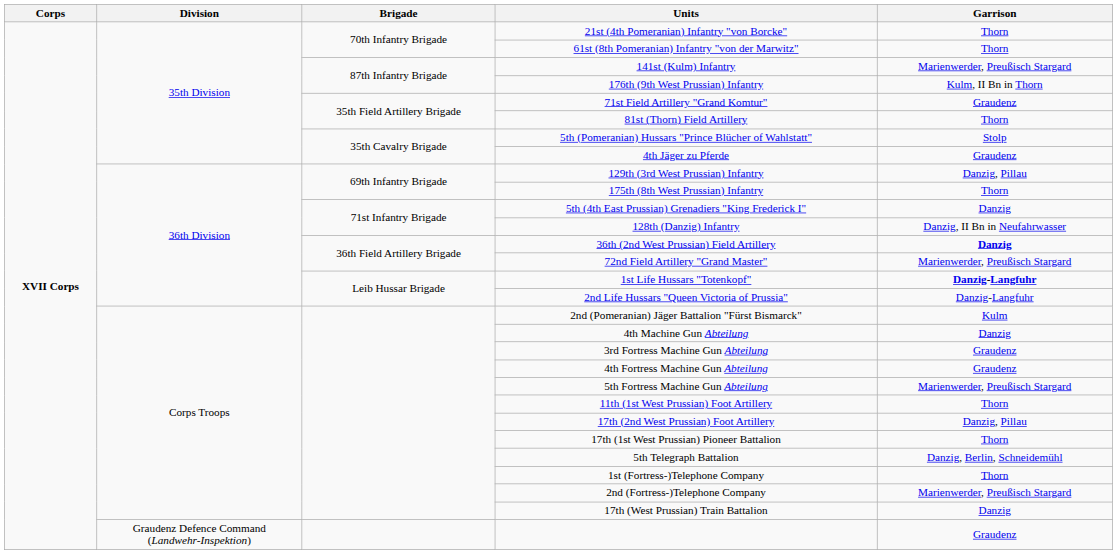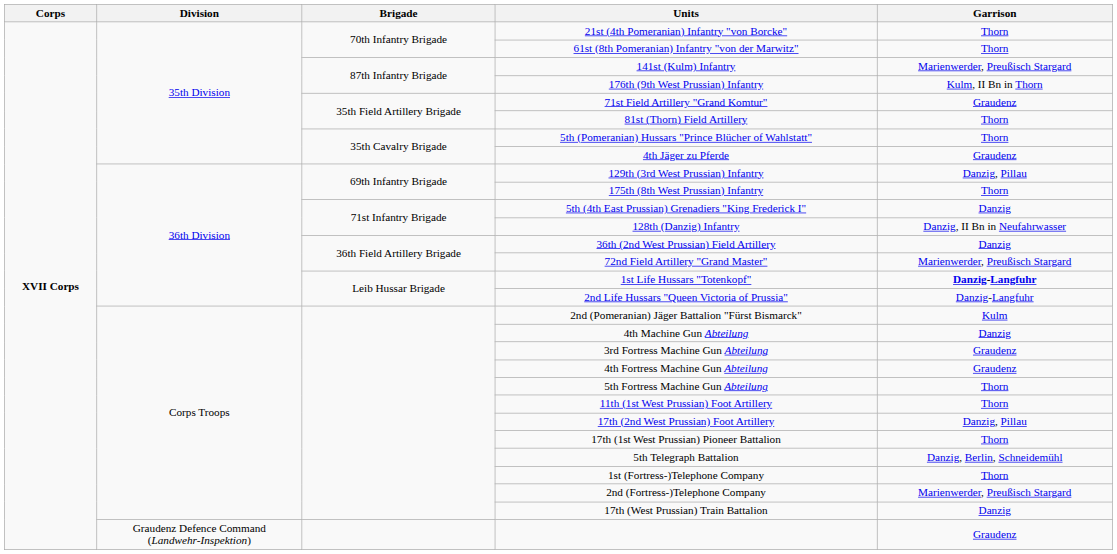(995, 137) Stolp -> (995, 137) Thorn
(995, 244) bold -> (995, 244) normal
(995, 386) Marienwerder, Preußisch Stargard -> (995, 386) Thorn
